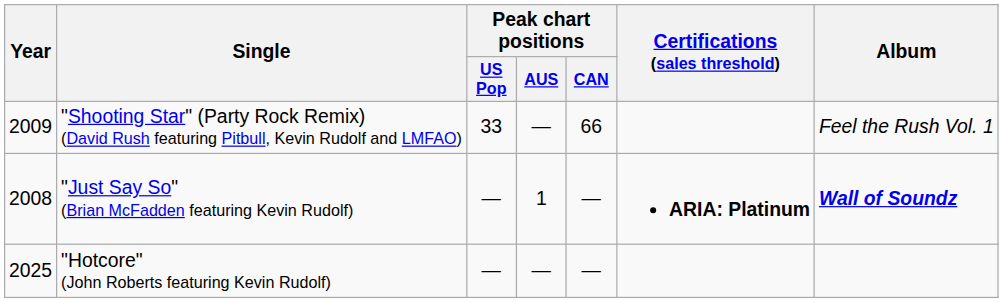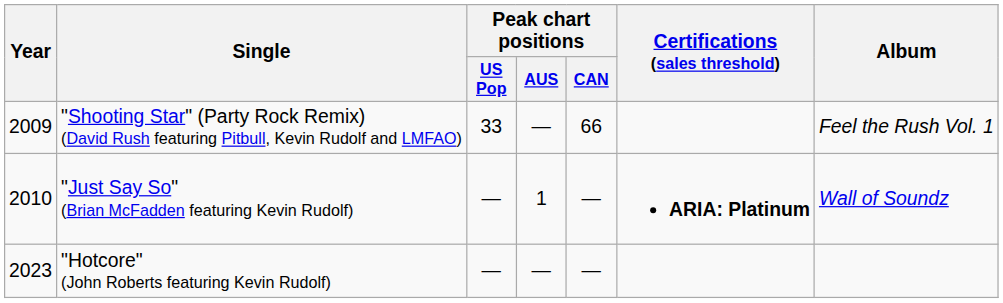(31, 199) 2008 -> (31, 199) 2010
(888, 199) bold -> (884, 199) normal
(31, 270) 2025 -> (31, 270) 2023
